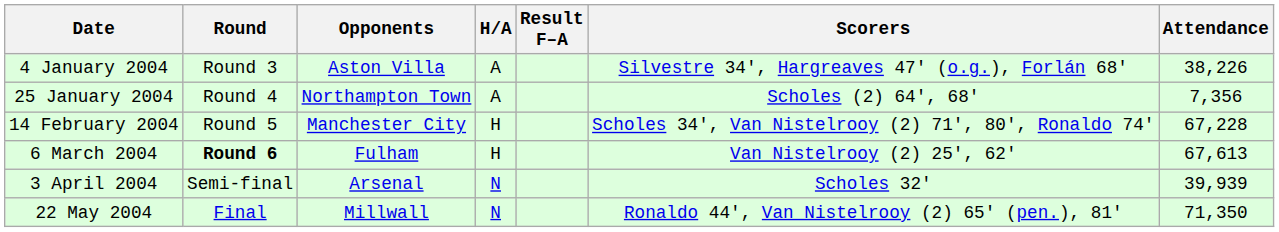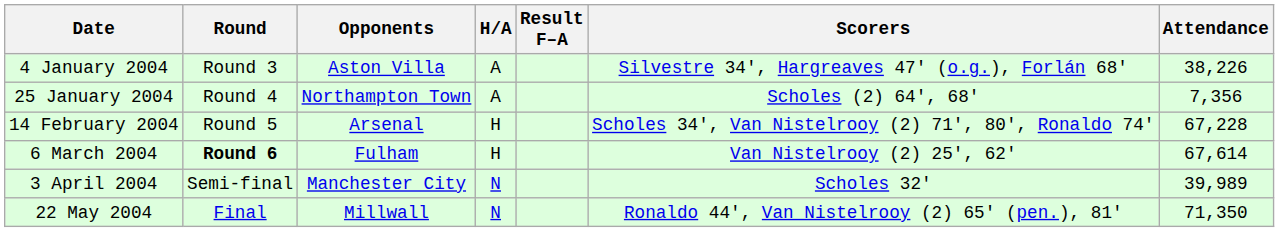(386, 126) Manchester City -> (386, 126) Arsenal
(1216, 155) 67,613 -> (1216, 155) 67,614
(386, 184) Arsenal -> (386, 184) Manchester City
(1216, 184) 39,939 -> (1216, 184) 39,989
